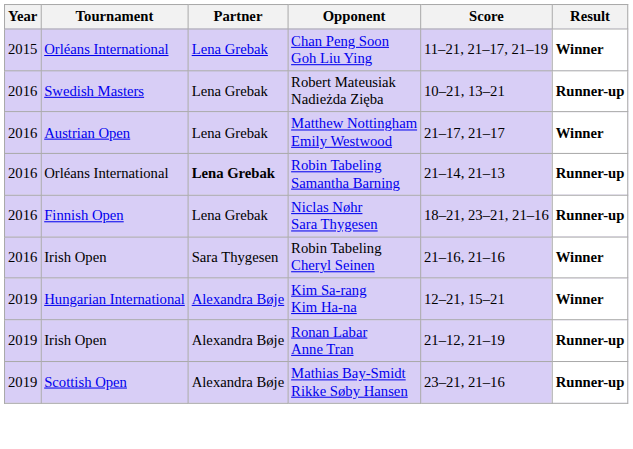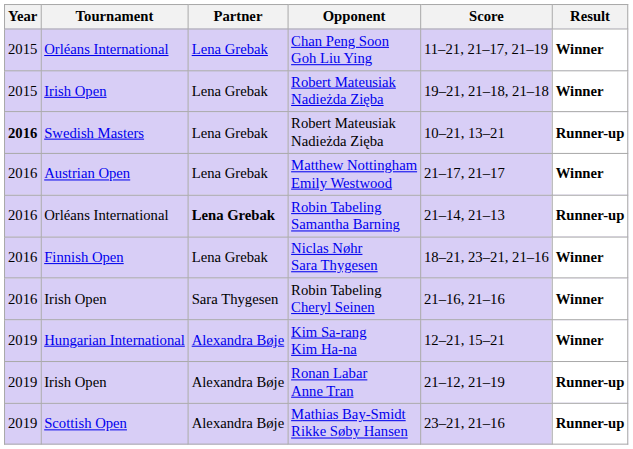+ row: (75, 91)
(23, 91) normal -> (23, 133) bold
(590, 216) Runner-up -> (580, 257) Winner
